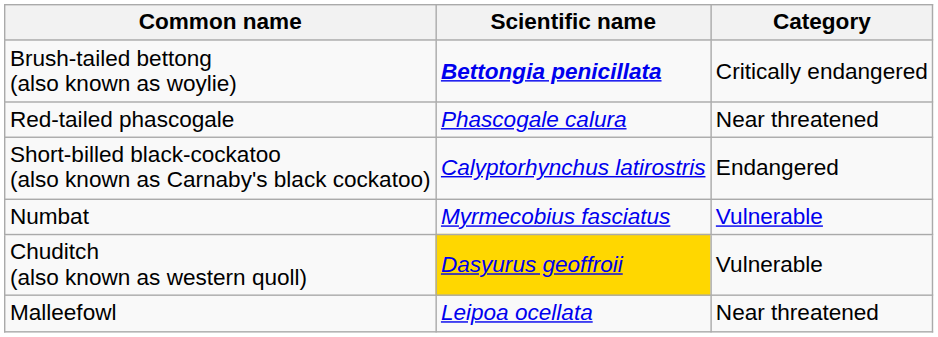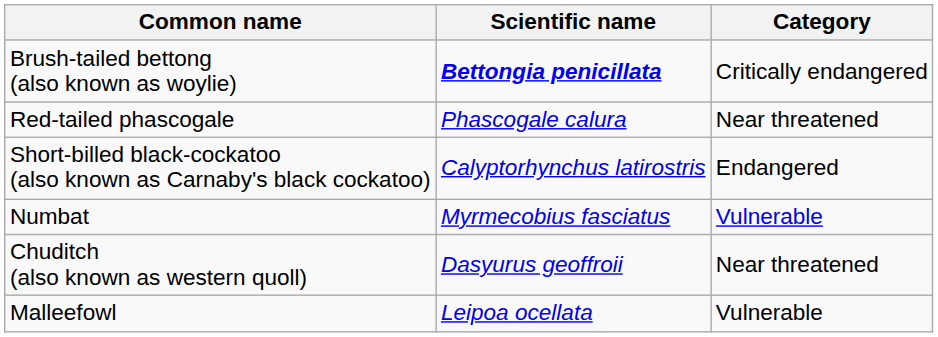(532, 264) gold background -> (532, 264) no background
(769, 264) Vulnerable -> (797, 264) Near threatened
(797, 313) Near threatened -> (769, 313) Vulnerable
